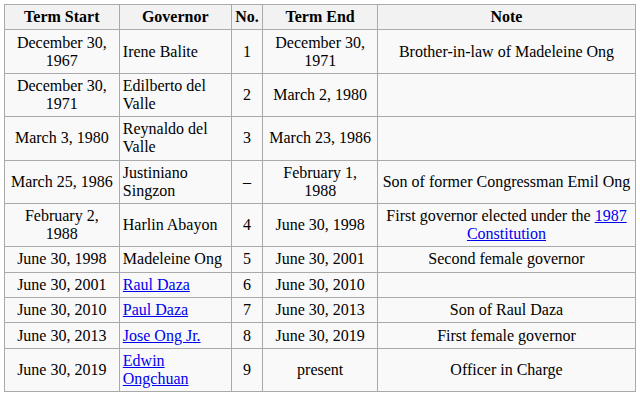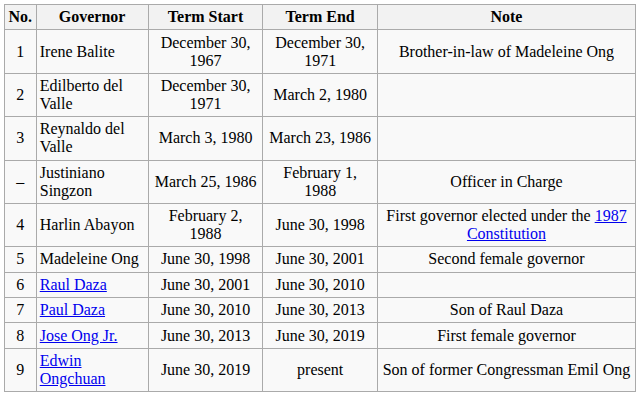columns swapped: (247, 17) <-> (62, 17)
(506, 181) Son of former Congressman Emil Ong -> (506, 181) Officer in Charge
(506, 369) Officer in Charge -> (506, 369) Son of former Congressman Emil Ong
